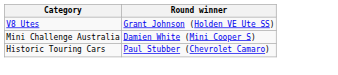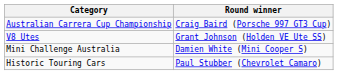+ row: (89, 24)
